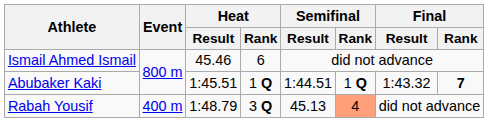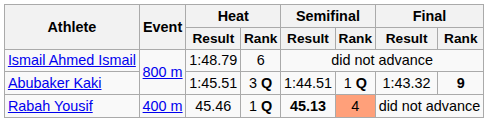(213, 60) 45.46 -> (213, 60) 1:48.79
(261, 83) 1 Q -> (261, 83) 3 Q
(461, 83) 7 -> (461, 83) 9
(213, 106) 1:48.79 -> (213, 106) 45.46
(261, 106) 3 Q -> (261, 106) 1 Q
(308, 106) normal -> (308, 106) bold
